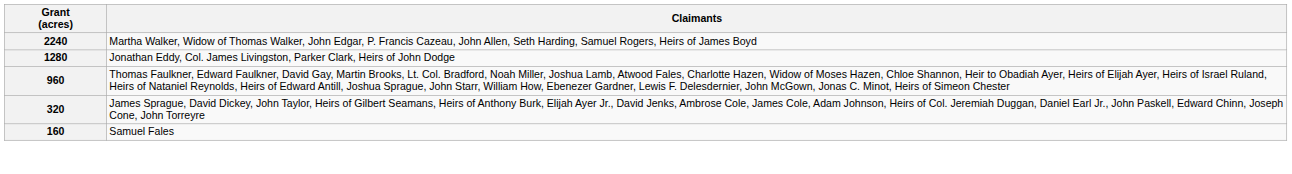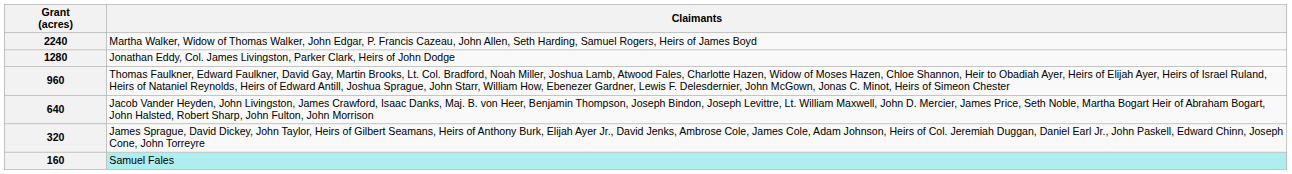+ row: (56, 109)
(142, 132) no background -> (142, 160) paleturquoise background
